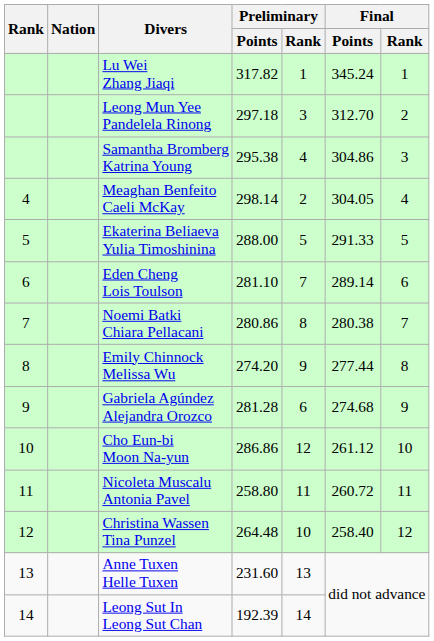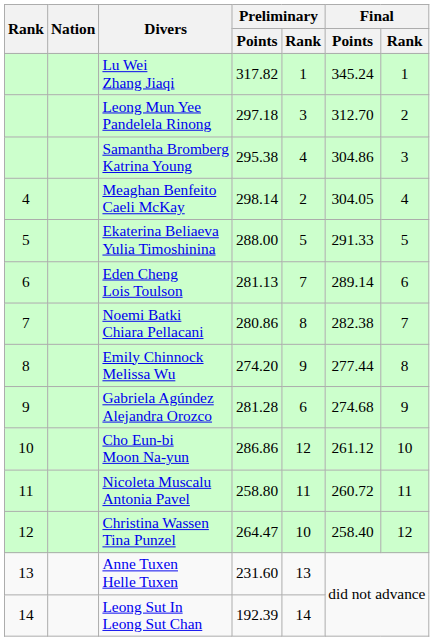(257, 282) 281.10 -> (257, 282) 281.13
(353, 323) 280.38 -> (353, 323) 282.38
(257, 532) 264.48 -> (257, 532) 264.47
